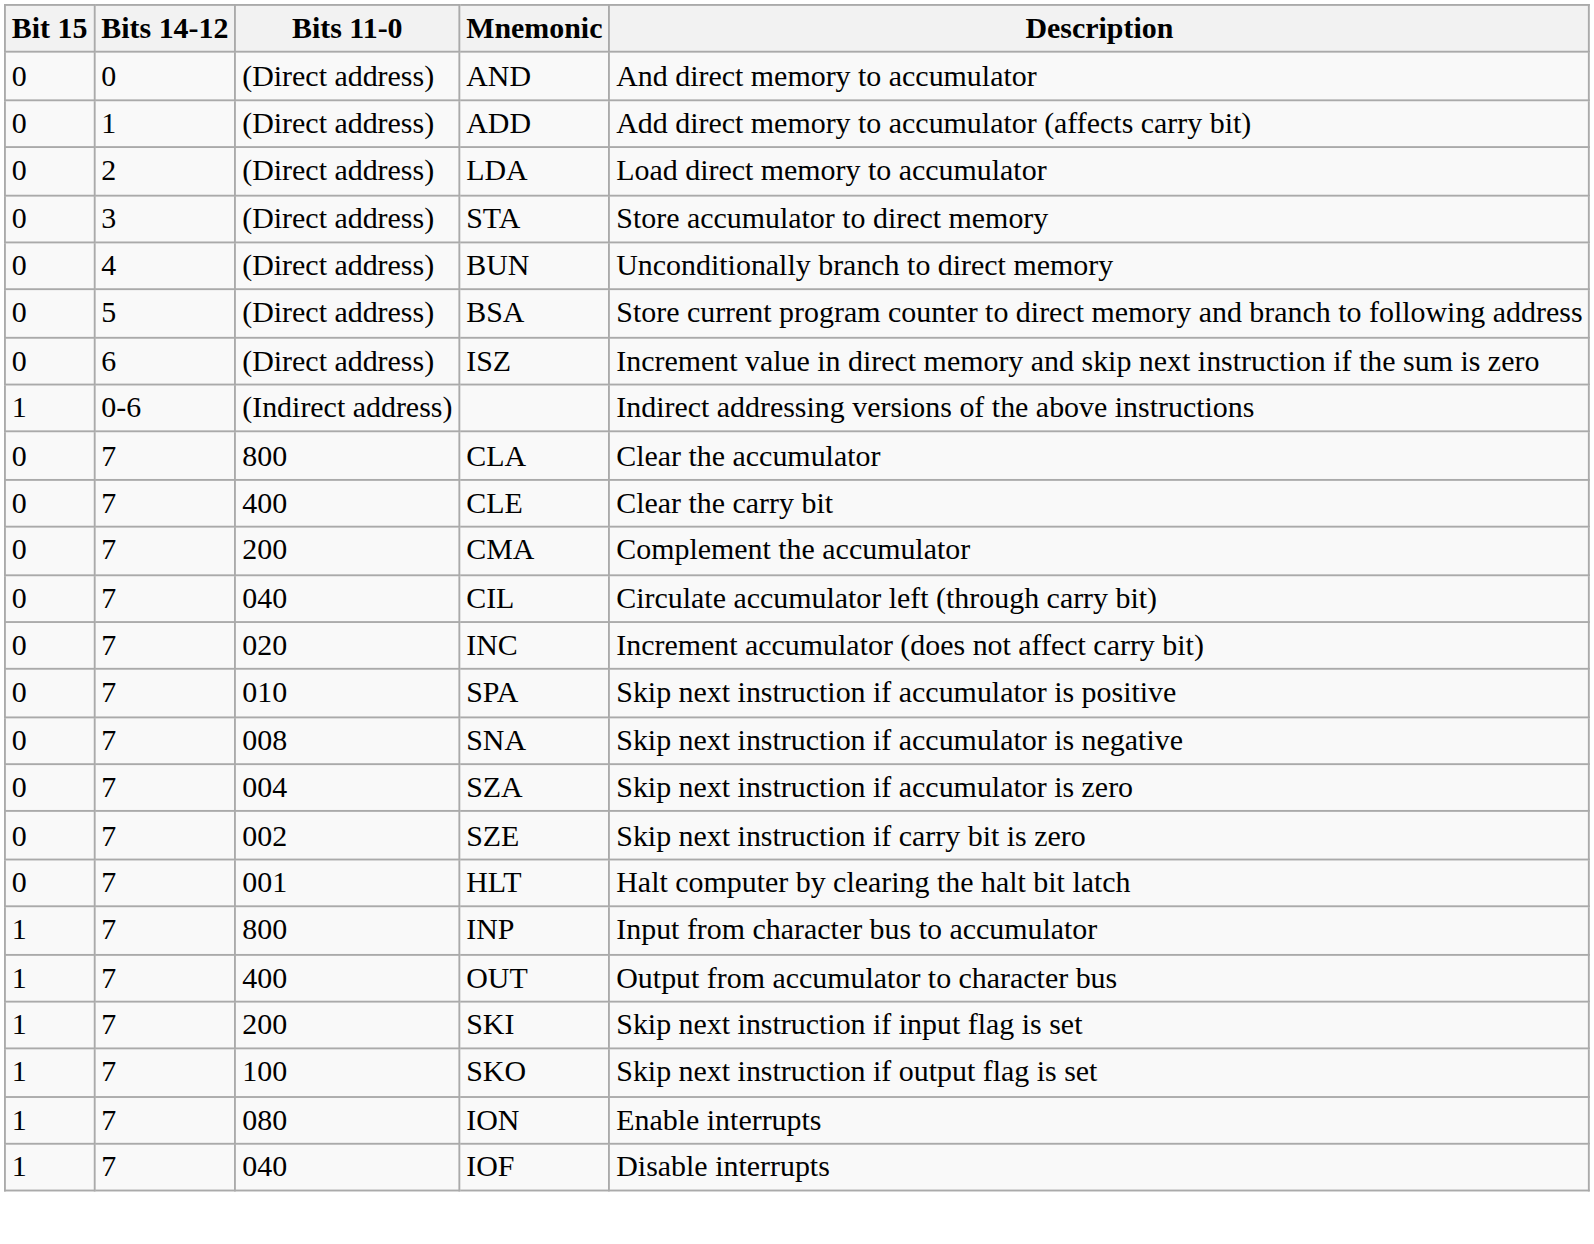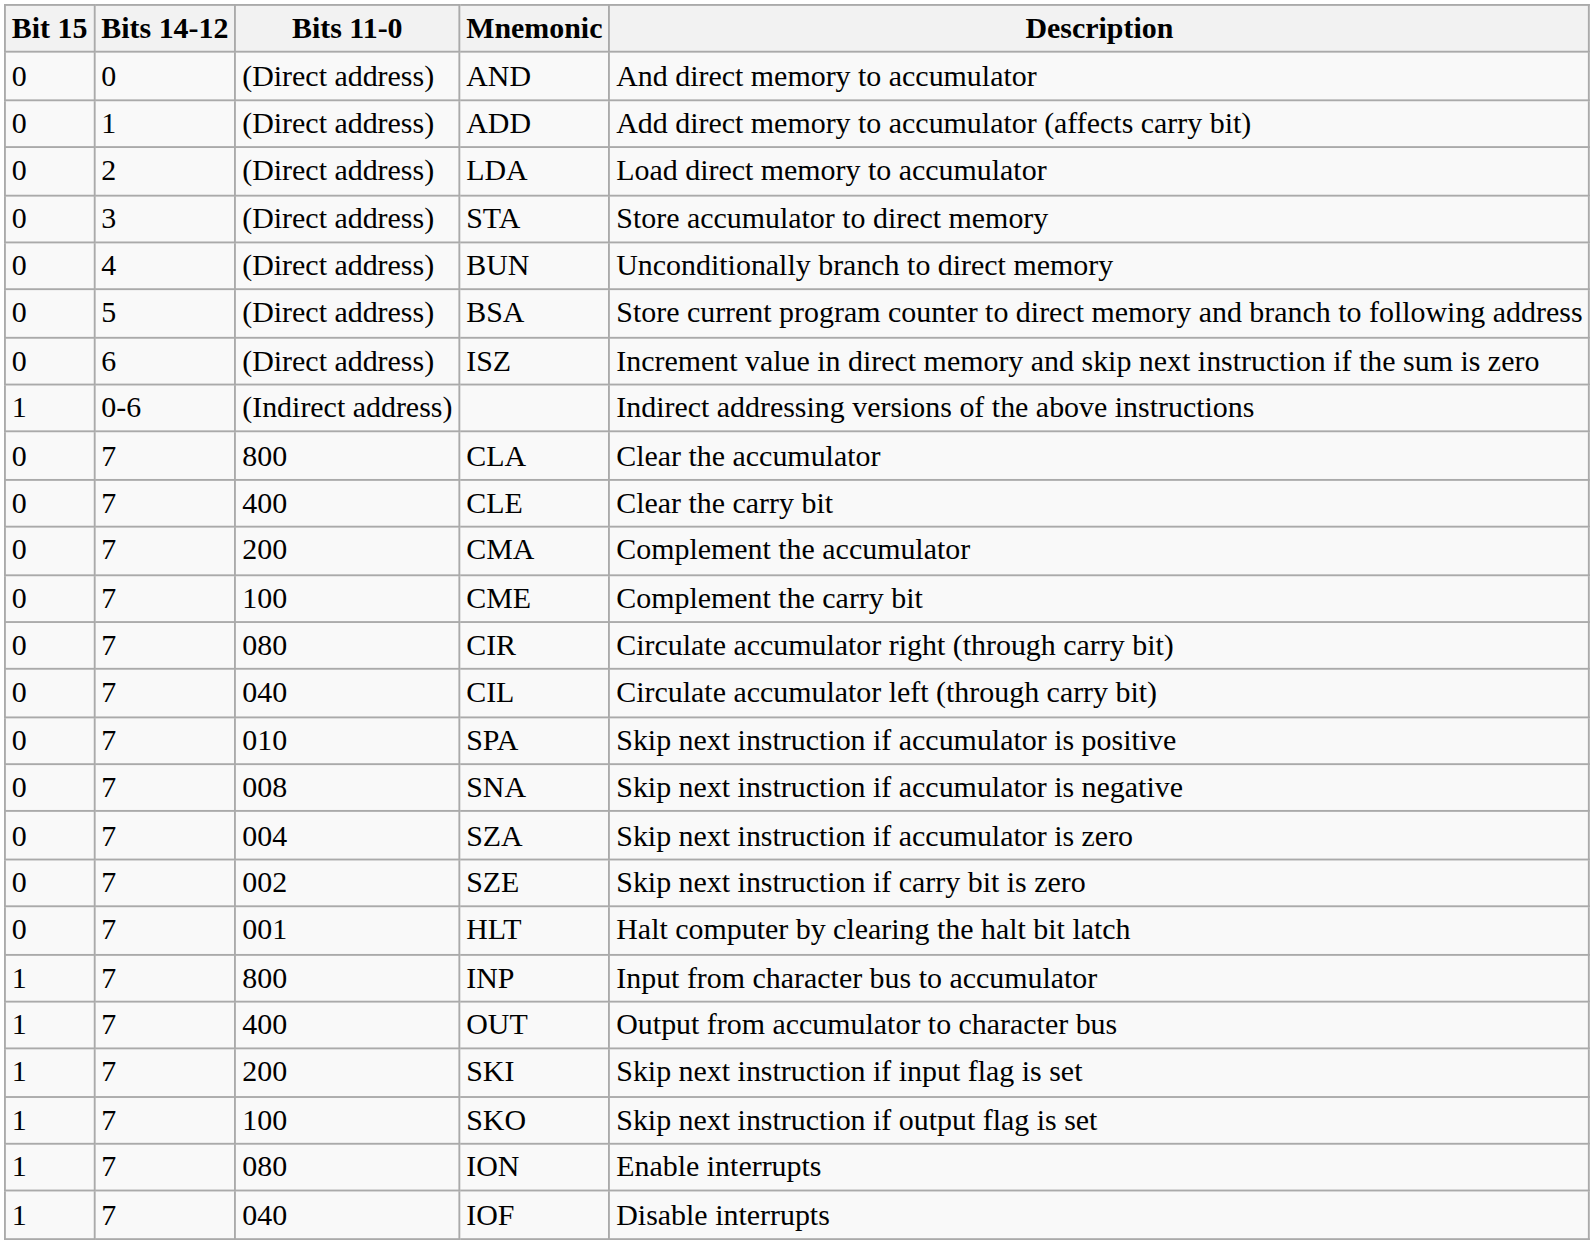+ row: (499, 597)
+ row: (491, 645)
- row: (492, 645)
